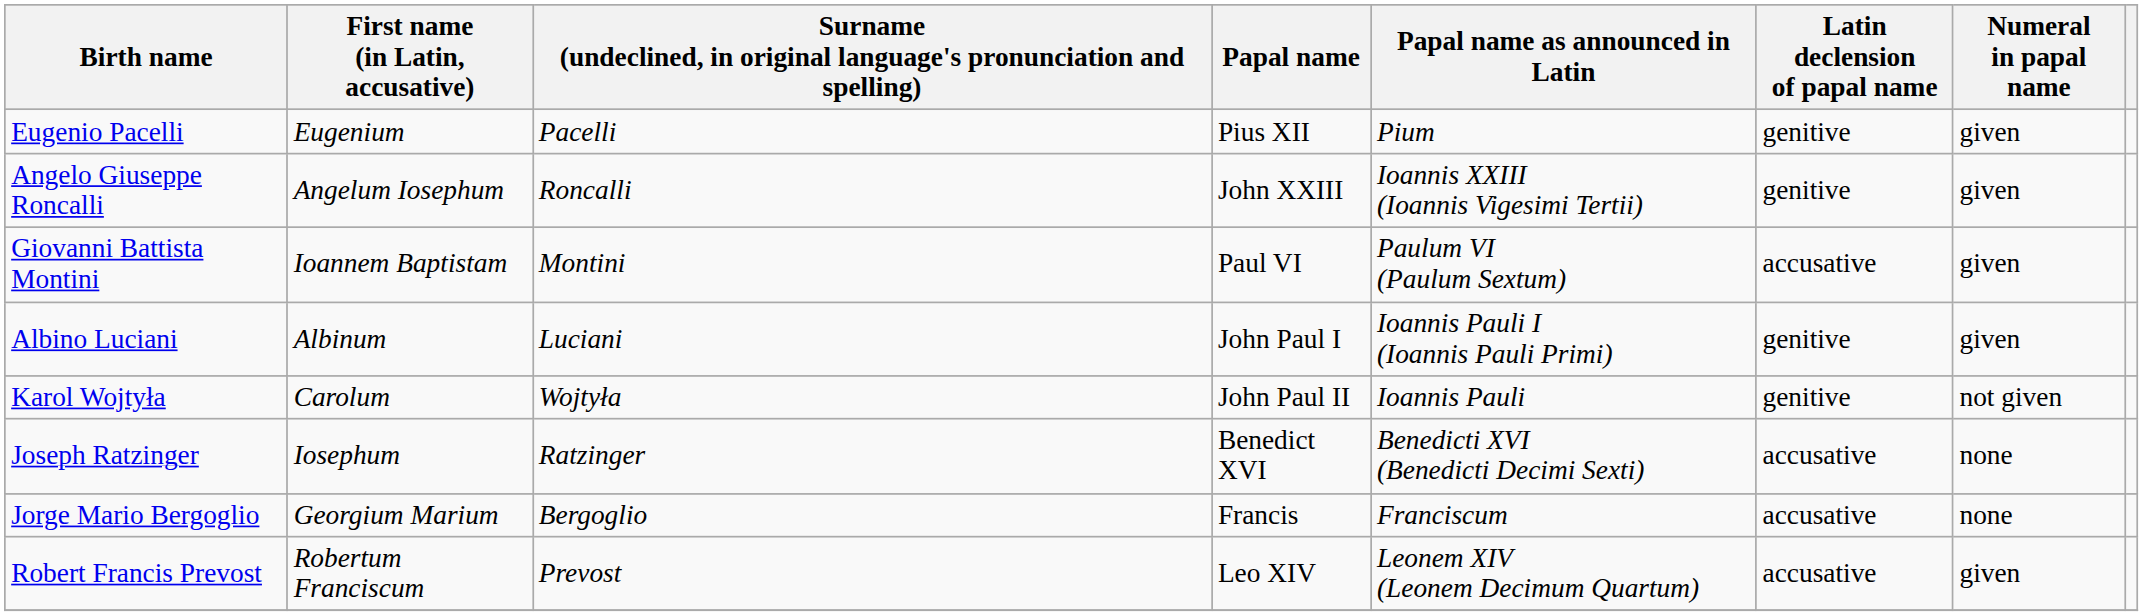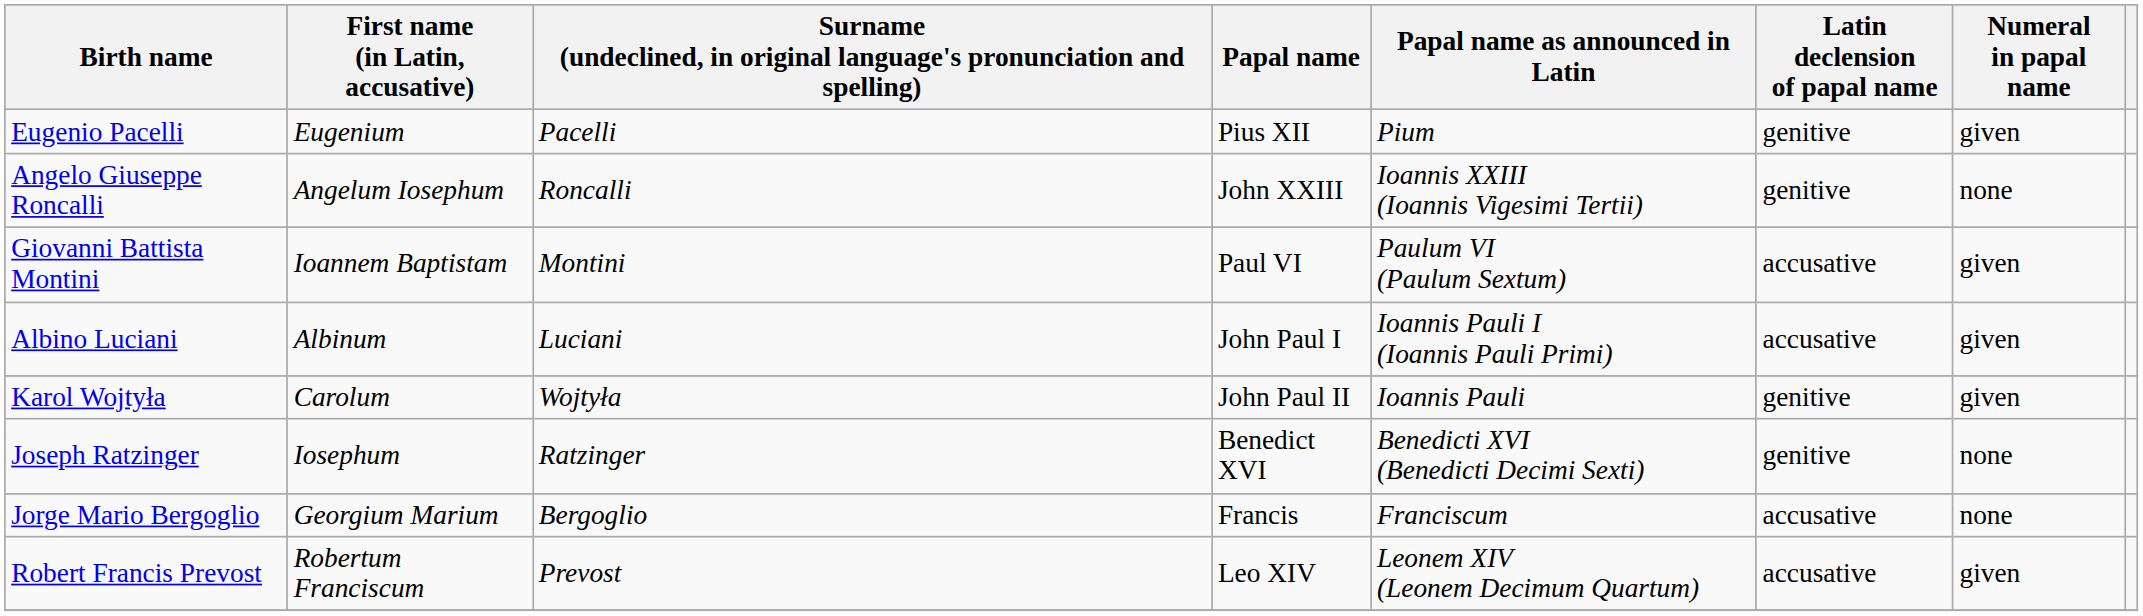(1990, 189) given -> (1986, 189) none
(1807, 338) genitive -> (1819, 338) accusative
(2011, 397) not given -> (1990, 397) given
(1819, 455) accusative -> (1807, 455) genitive
